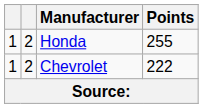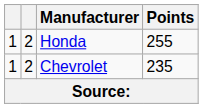(160, 67) 222 -> (160, 67) 235
